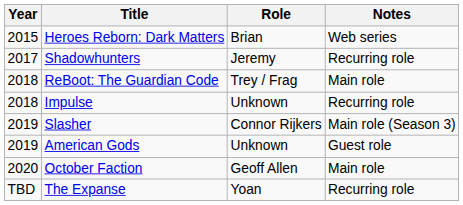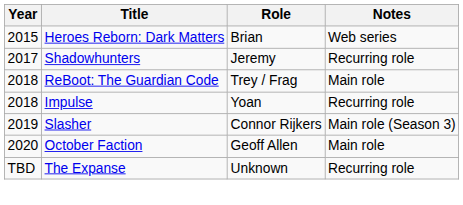(259, 102) Unknown -> (246, 102) Yoan
- row: (92, 146)
(246, 189) Yoan -> (259, 168) Unknown
